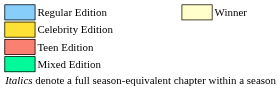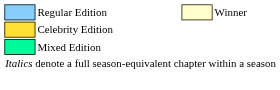- row: (65, 47)
